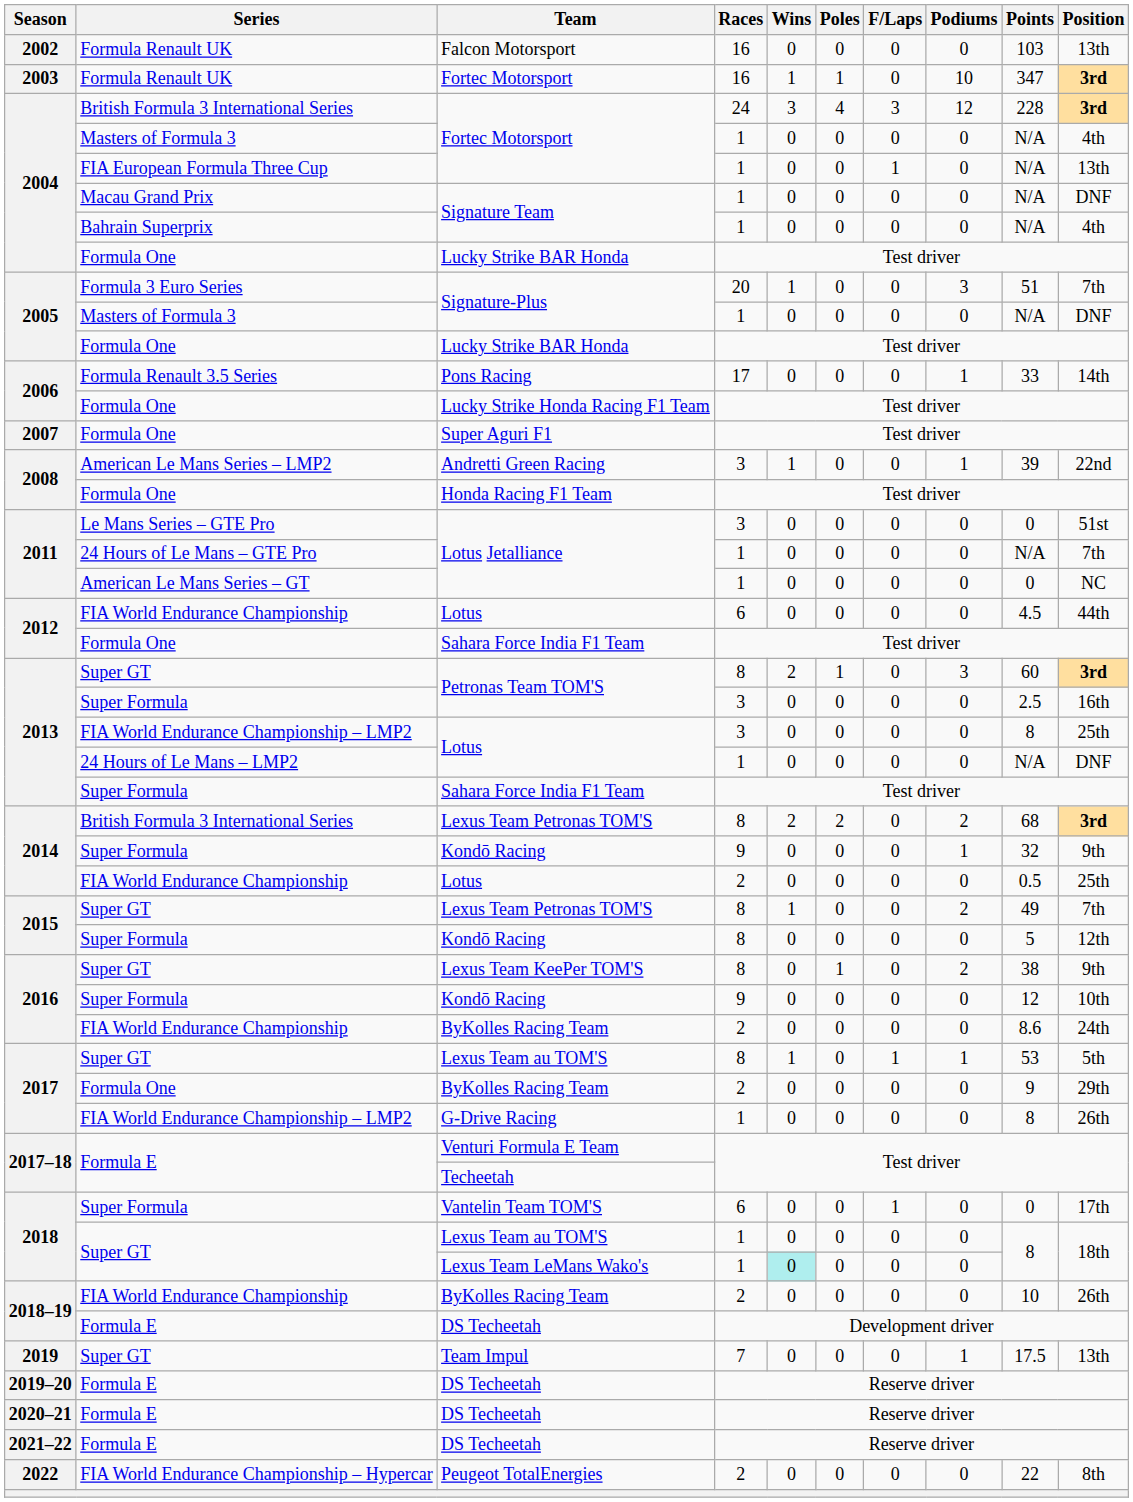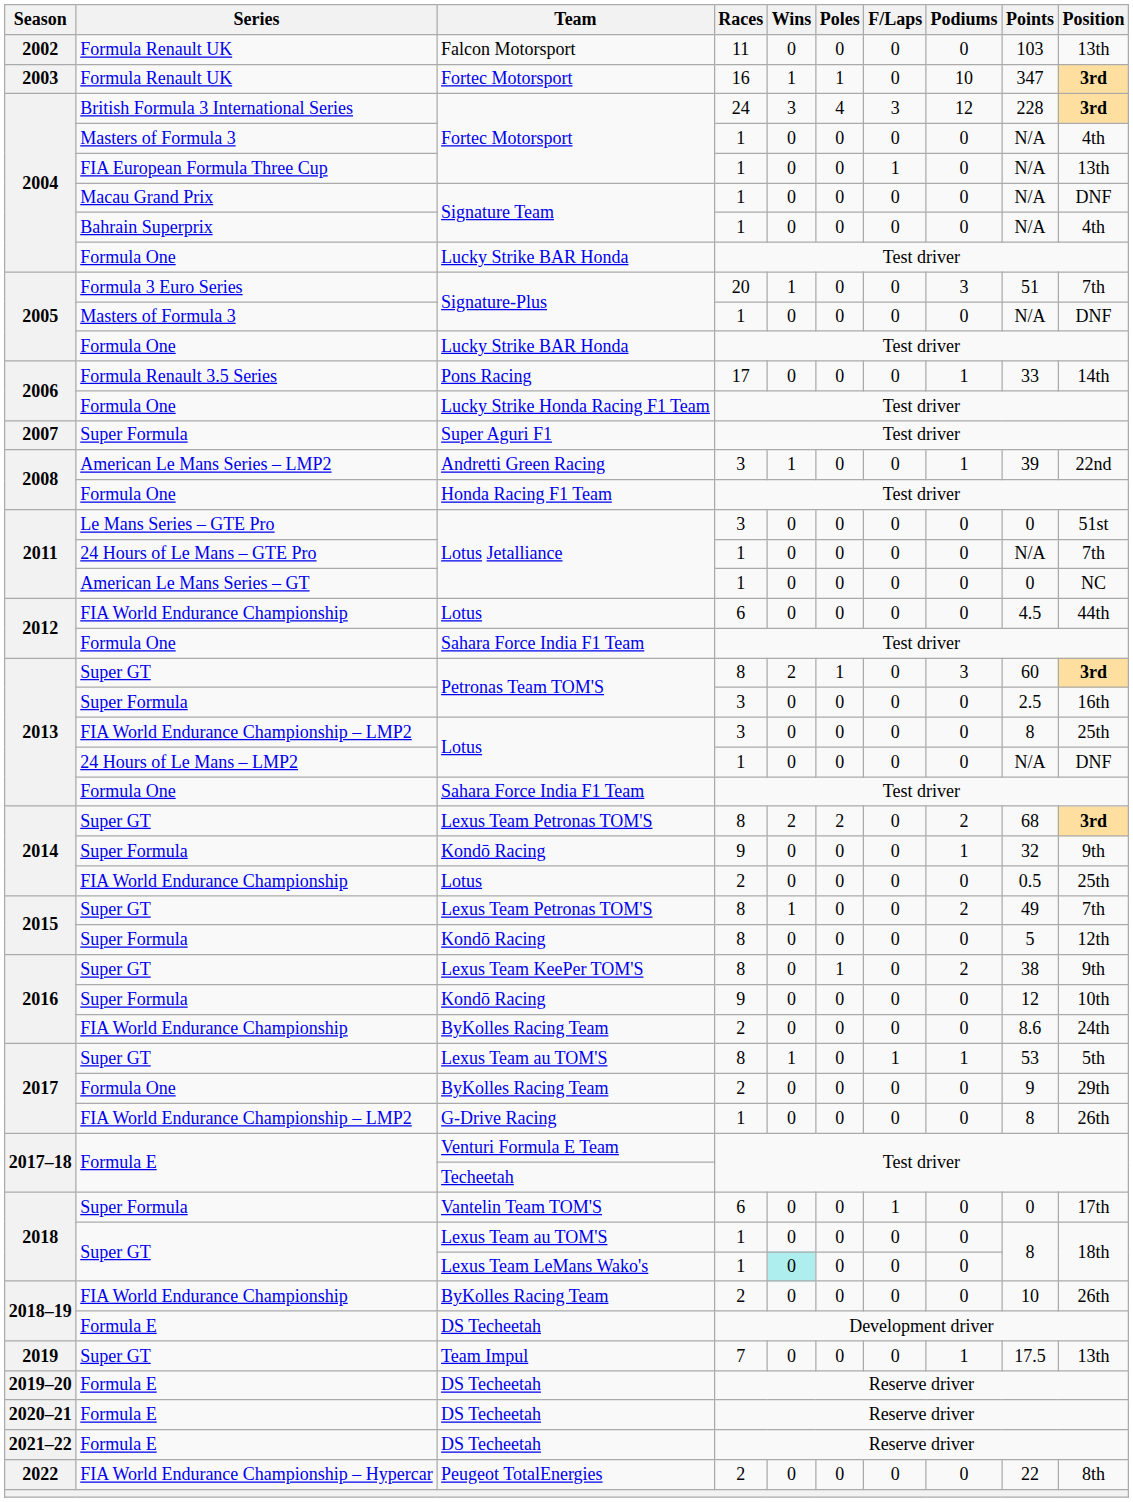(741, 49) 16 -> (741, 49) 11
(128, 435) Formula One -> (134, 435) Super Formula
(134, 791) Super Formula -> (128, 791) Formula One
(217, 821) British Formula 3 International Series -> (115, 821) Super GT
